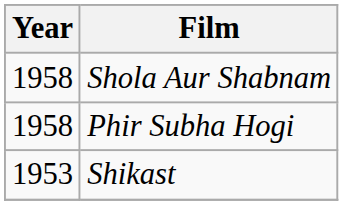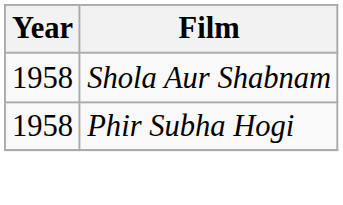- row: (131, 174)
